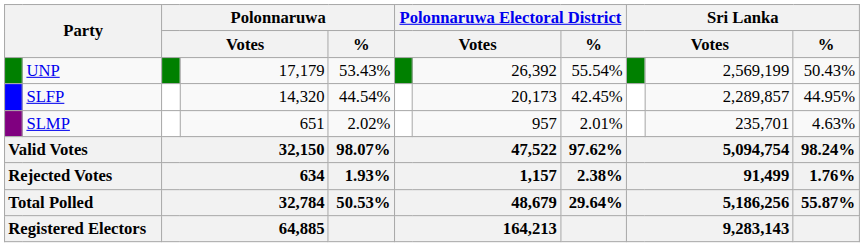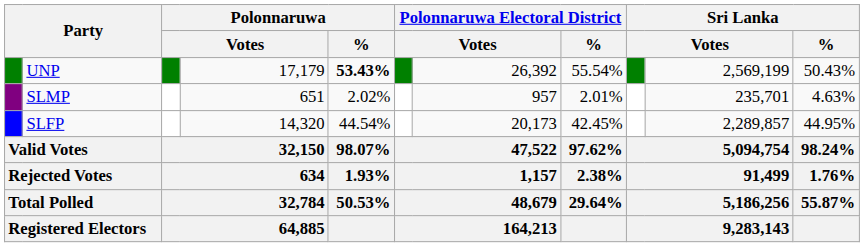(365, 70) normal -> (363, 70) bold
rows swapped: (45, 96) <-> (48, 123)
